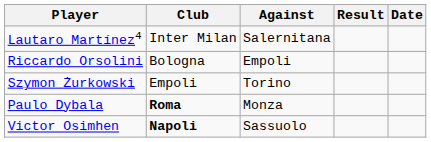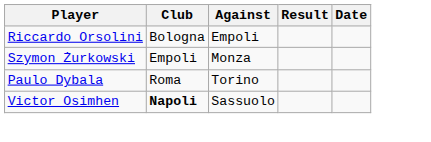- row: (75, 39)
(267, 84) Torino -> (231, 59) Monza
(165, 105) bold -> (165, 80) normal
(263, 105) Monza -> (235, 80) Torino
